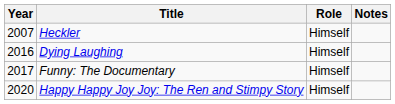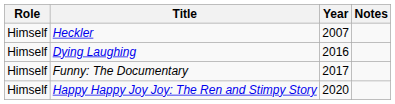columns swapped: (20, 14) <-> (329, 14)
